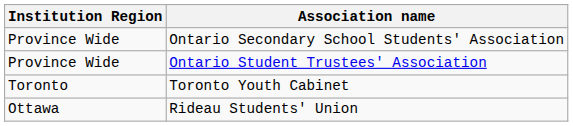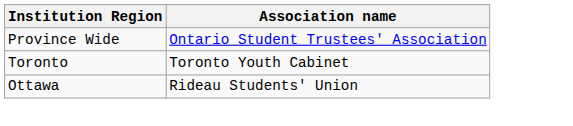- row: (367, 40)
